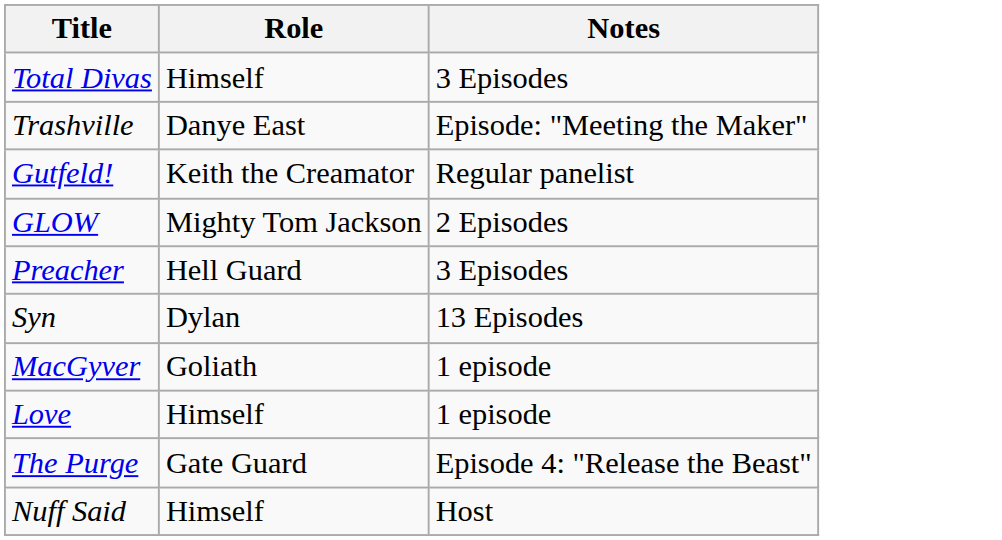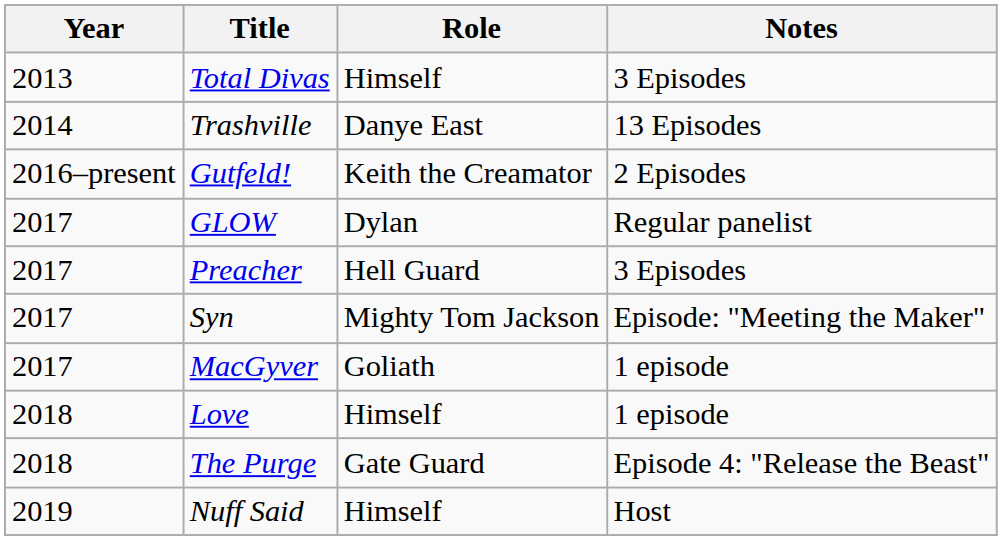+ column: (94, 28)
(622, 125) Episode: "Meeting the Maker" -> (687, 125) 13 Episodes
(535, 173) Regular panelist -> (680, 173) 2 Episodes
(294, 221) Mighty Tom Jackson -> (381, 221) Dylan
(502, 221) 2 Episodes -> (713, 221) Regular panelist
(203, 317) Dylan -> (472, 317) Mighty Tom Jackson
(510, 317) 13 Episodes -> (799, 317) Episode: "Meeting the Maker"
